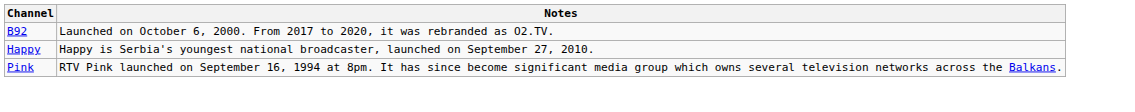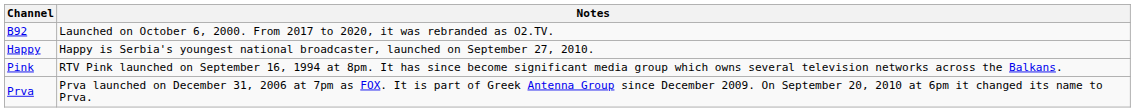+ row: (21, 92)
